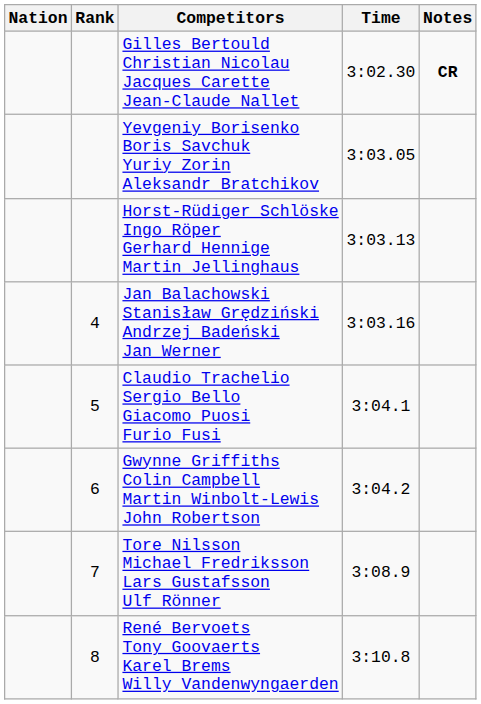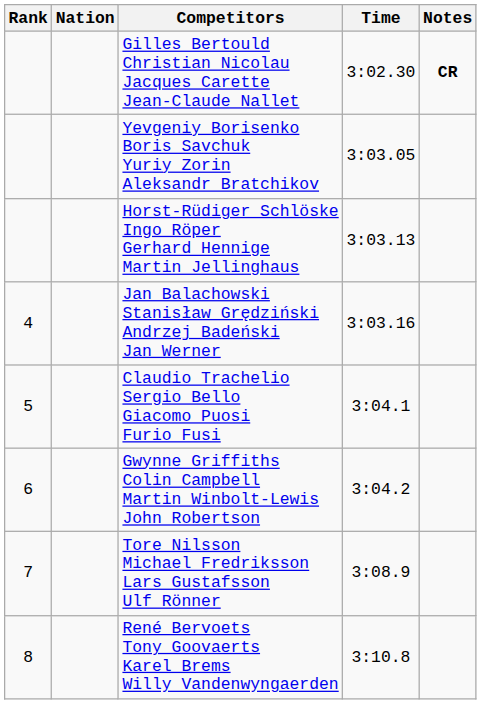columns swapped: (95, 18) <-> (38, 18)
